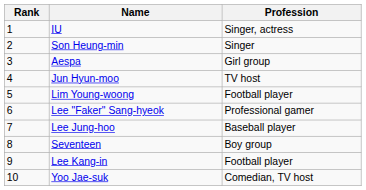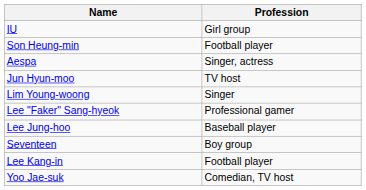- column: (27, 12)
(259, 29) Singer, actress -> (227, 29) Girl group
(239, 45) Singer -> (239, 45) Football player
(247, 62) Girl group -> (239, 62) Singer, actress
(258, 95) Football player -> (220, 95) Singer
